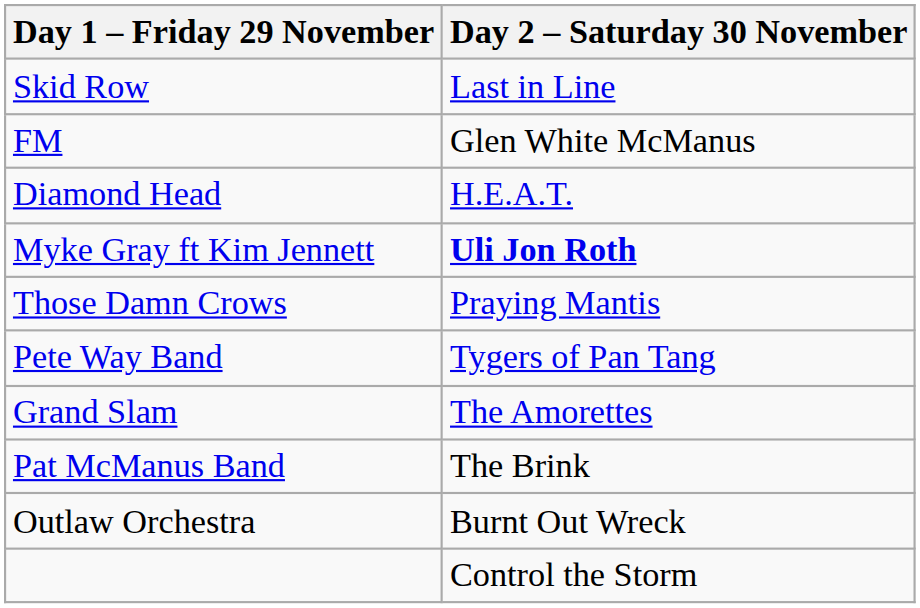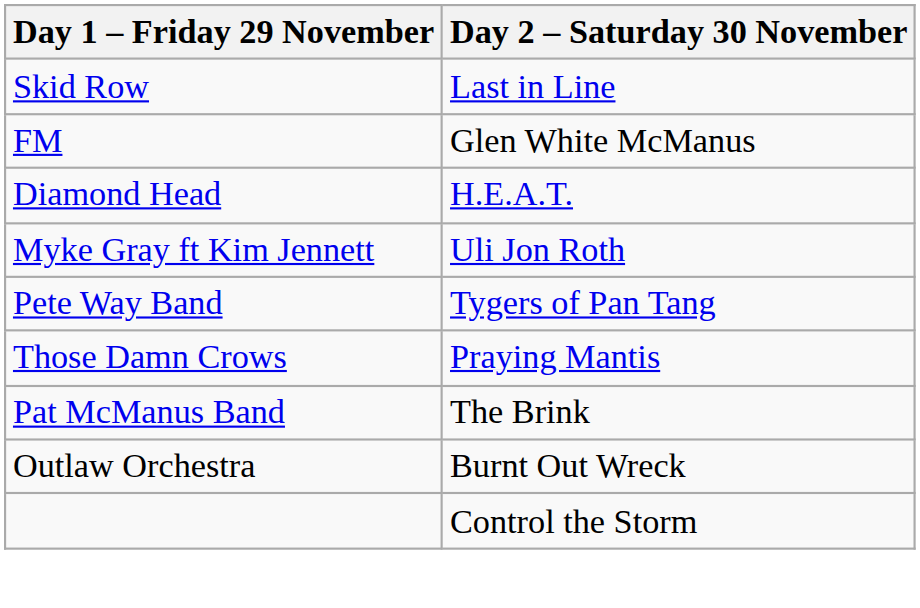(543, 248) bold -> (538, 248) normal
rows swapped: (118, 357) <-> (150, 303)
- row: (95, 411)
